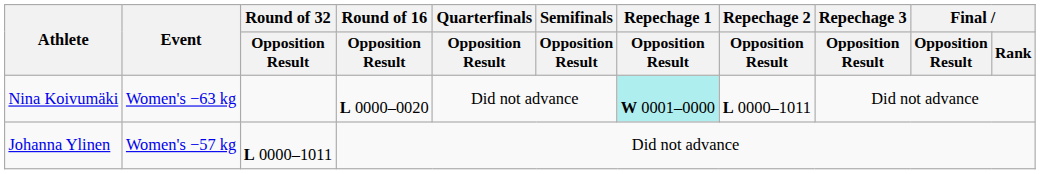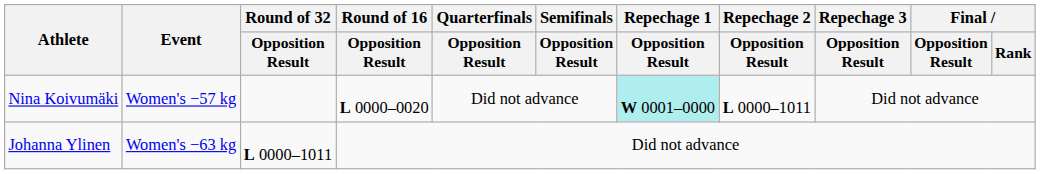(181, 99) Women's −63 kg -> (181, 99) Women's −57 kg
(181, 145) Women's −57 kg -> (181, 145) Women's −63 kg
